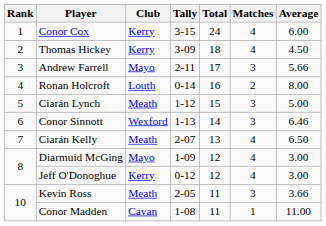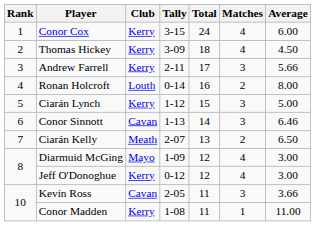(141, 67) Mayo -> (141, 67) Kerry
(143, 103) Meath -> (141, 103) Kerry
(148, 121) Wexford -> (143, 121) Cavan
(253, 139) 4 -> (242, 139) 2
(143, 193) Meath -> (143, 193) Cavan
(143, 211) Cavan -> (141, 211) Kerry
